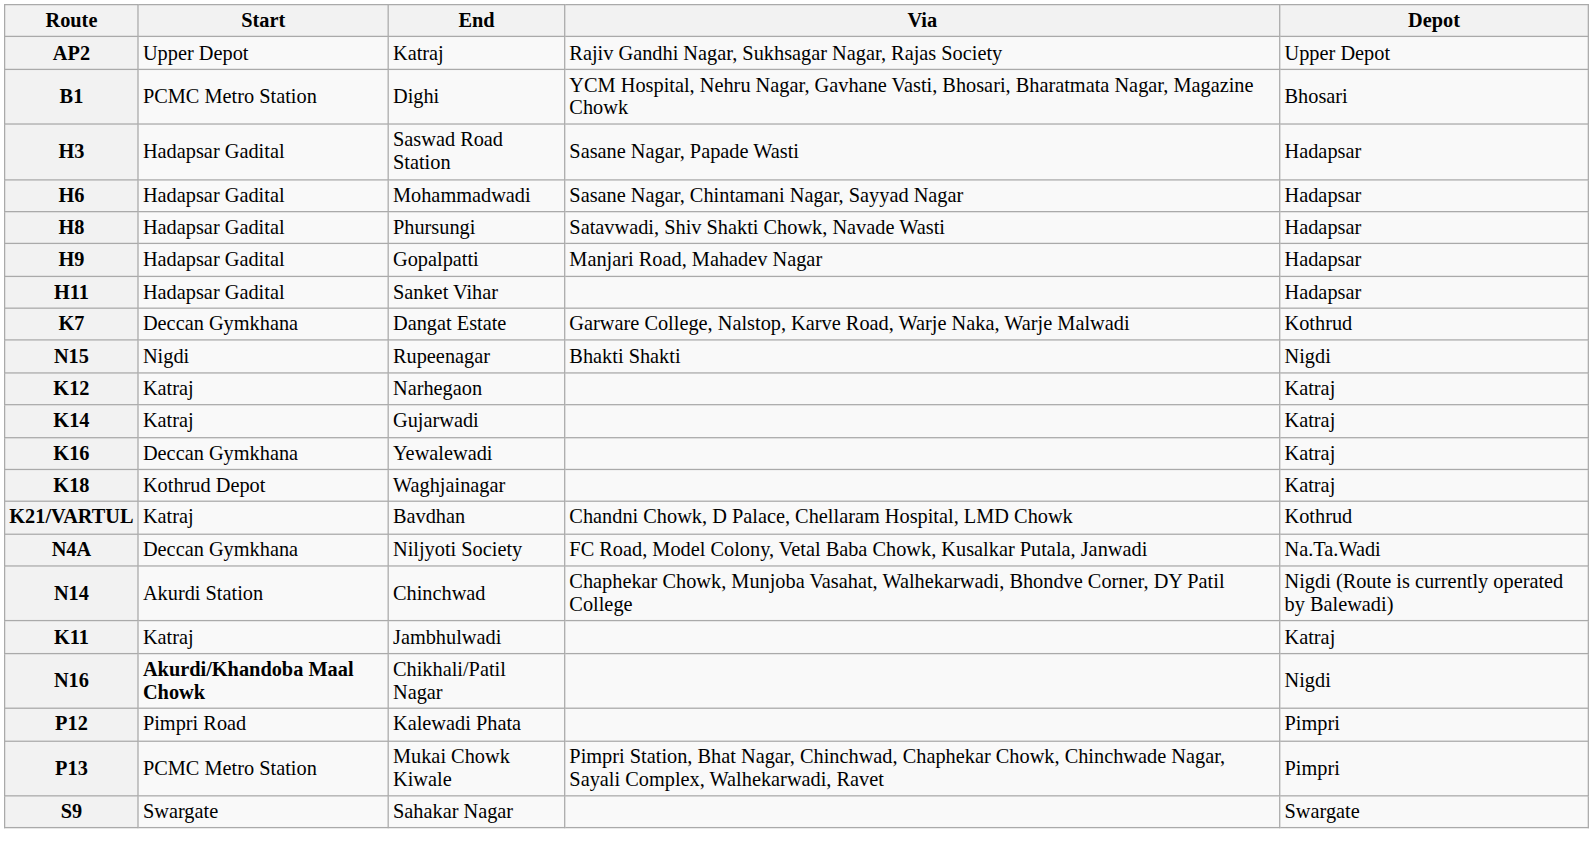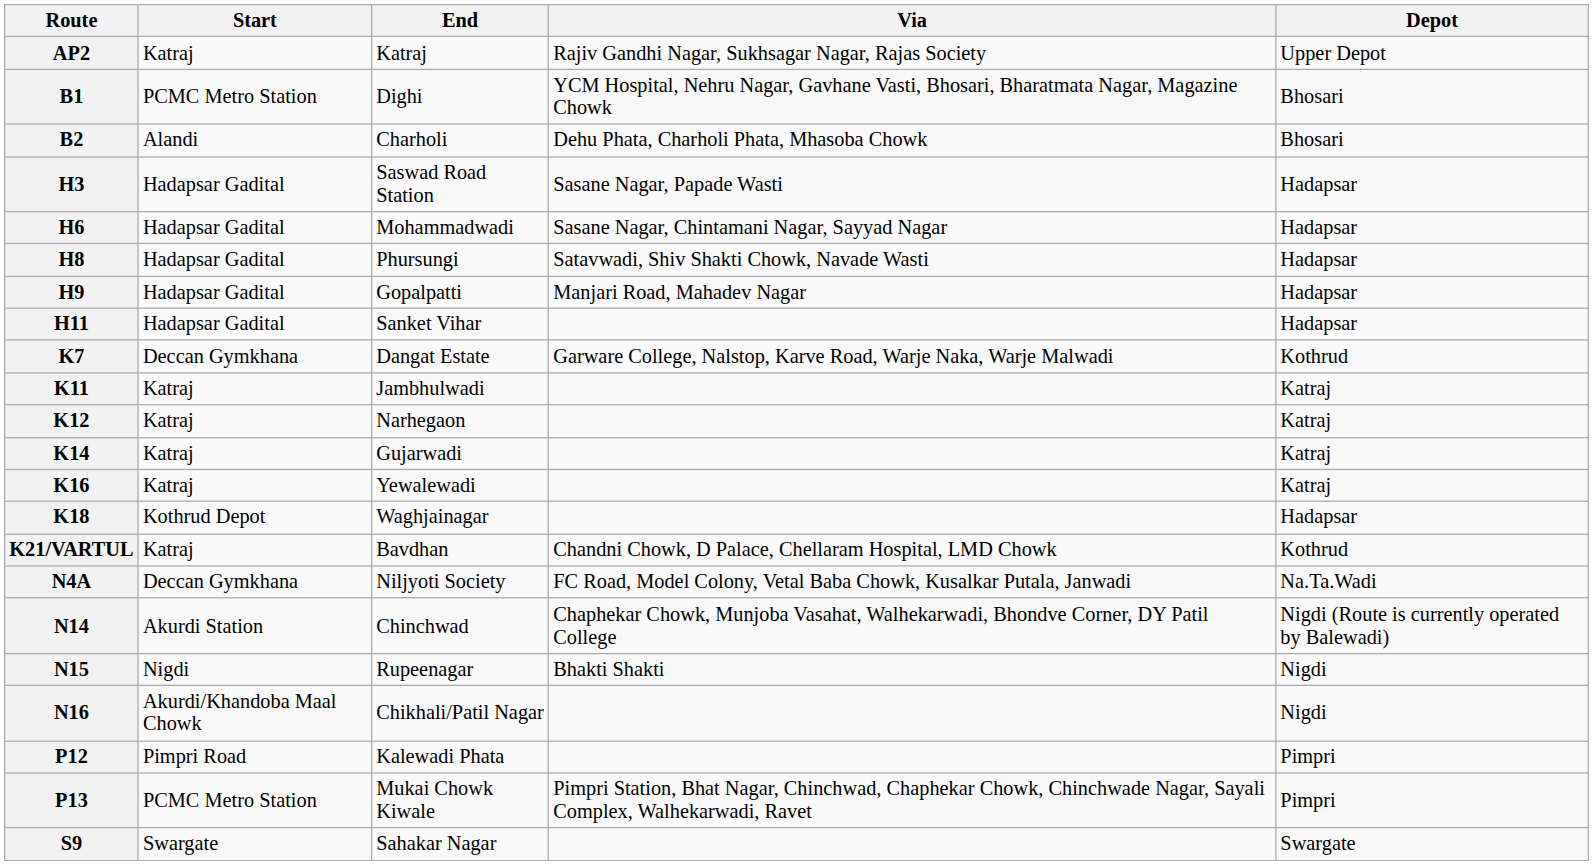(196, 52) Upper Depot -> (168, 52) Katraj
+ row: (71, 140)
rows swapped: (71, 637) <-> (71, 356)
(221, 453) Deccan Gymkhana -> (168, 485) Katraj
(1310, 485) Katraj -> (1319, 517) Hadapsar
(248, 680) bold -> (240, 712) normal
